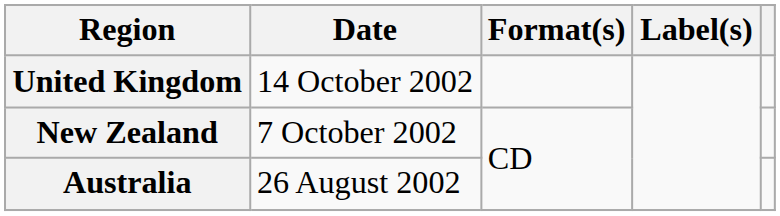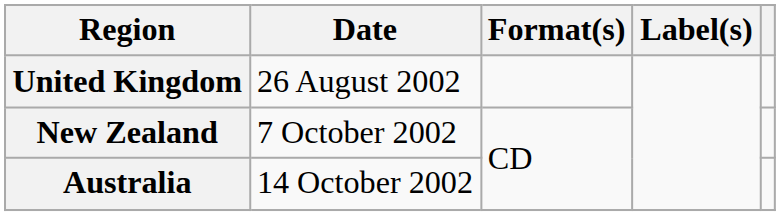(365, 81) 14 October 2002 -> (359, 81) 26 August 2002
(359, 183) 26 August 2002 -> (365, 183) 14 October 2002
